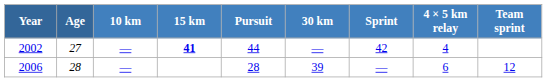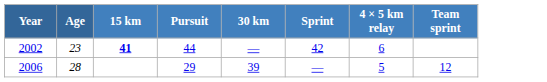- column: (125, 21)
(75, 48) 27 -> (75, 48) 23
(445, 48) 4 -> (381, 48) 6
(253, 67) 28 -> (189, 67) 29
(445, 67) 6 -> (381, 67) 5
